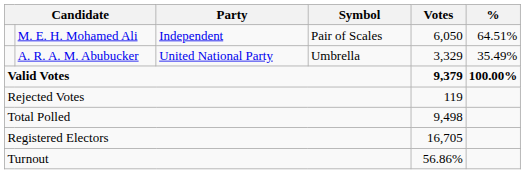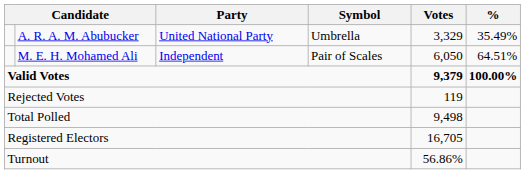rows swapped: (78, 35) <-> (78, 55)
